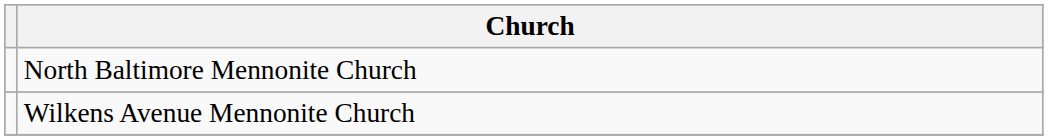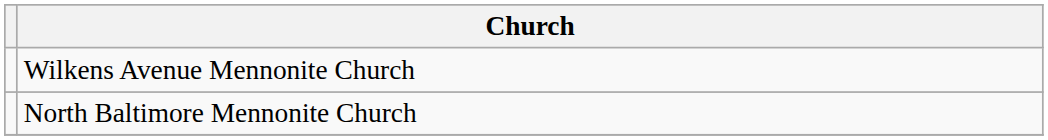rows swapped: (220, 69) <-> (219, 112)
